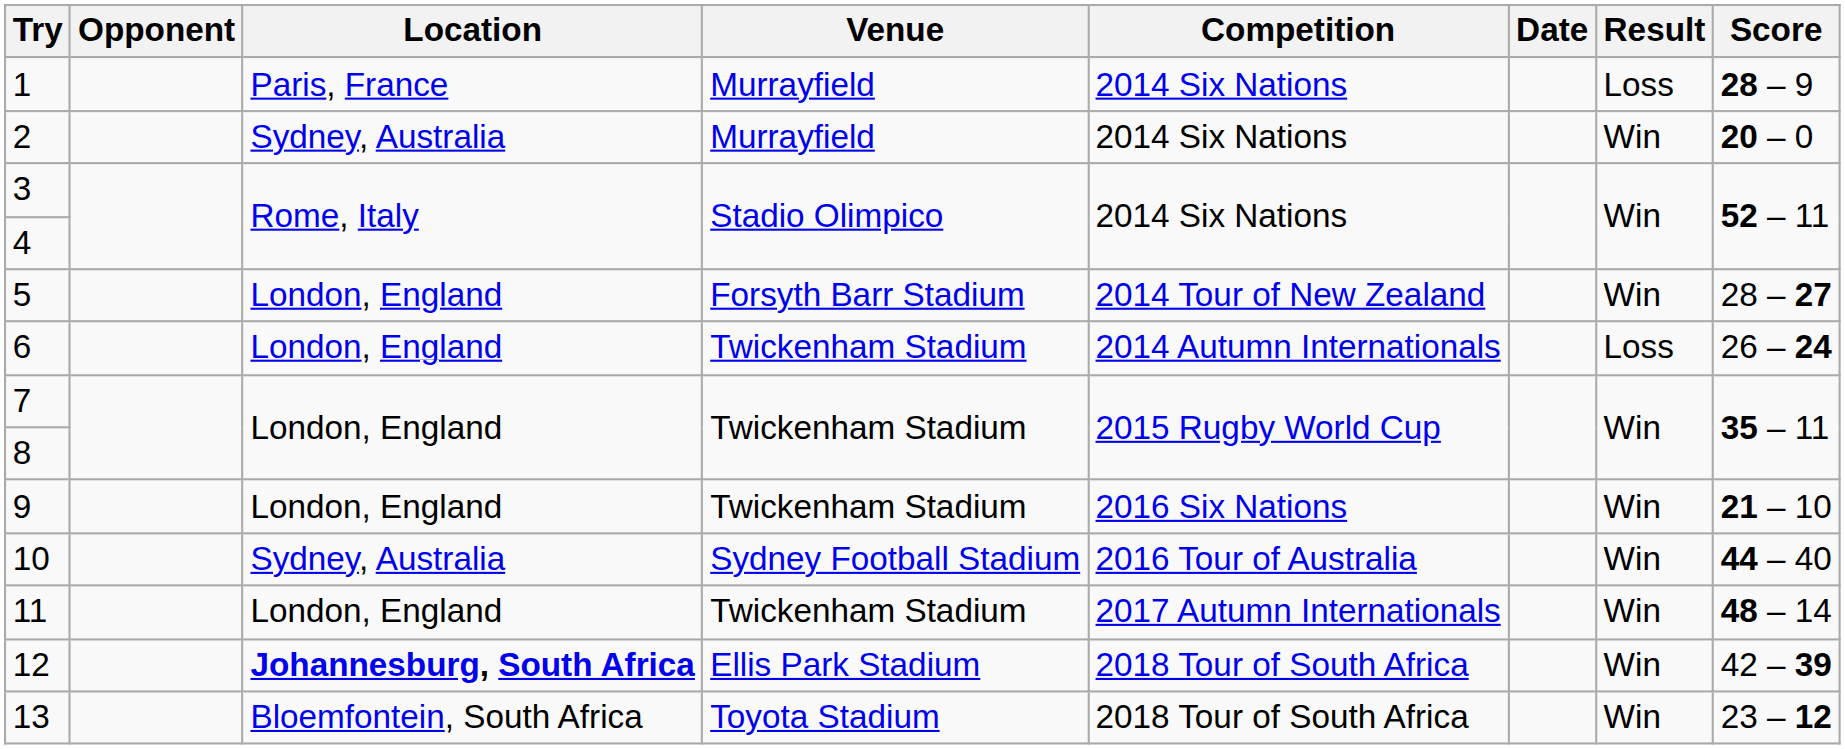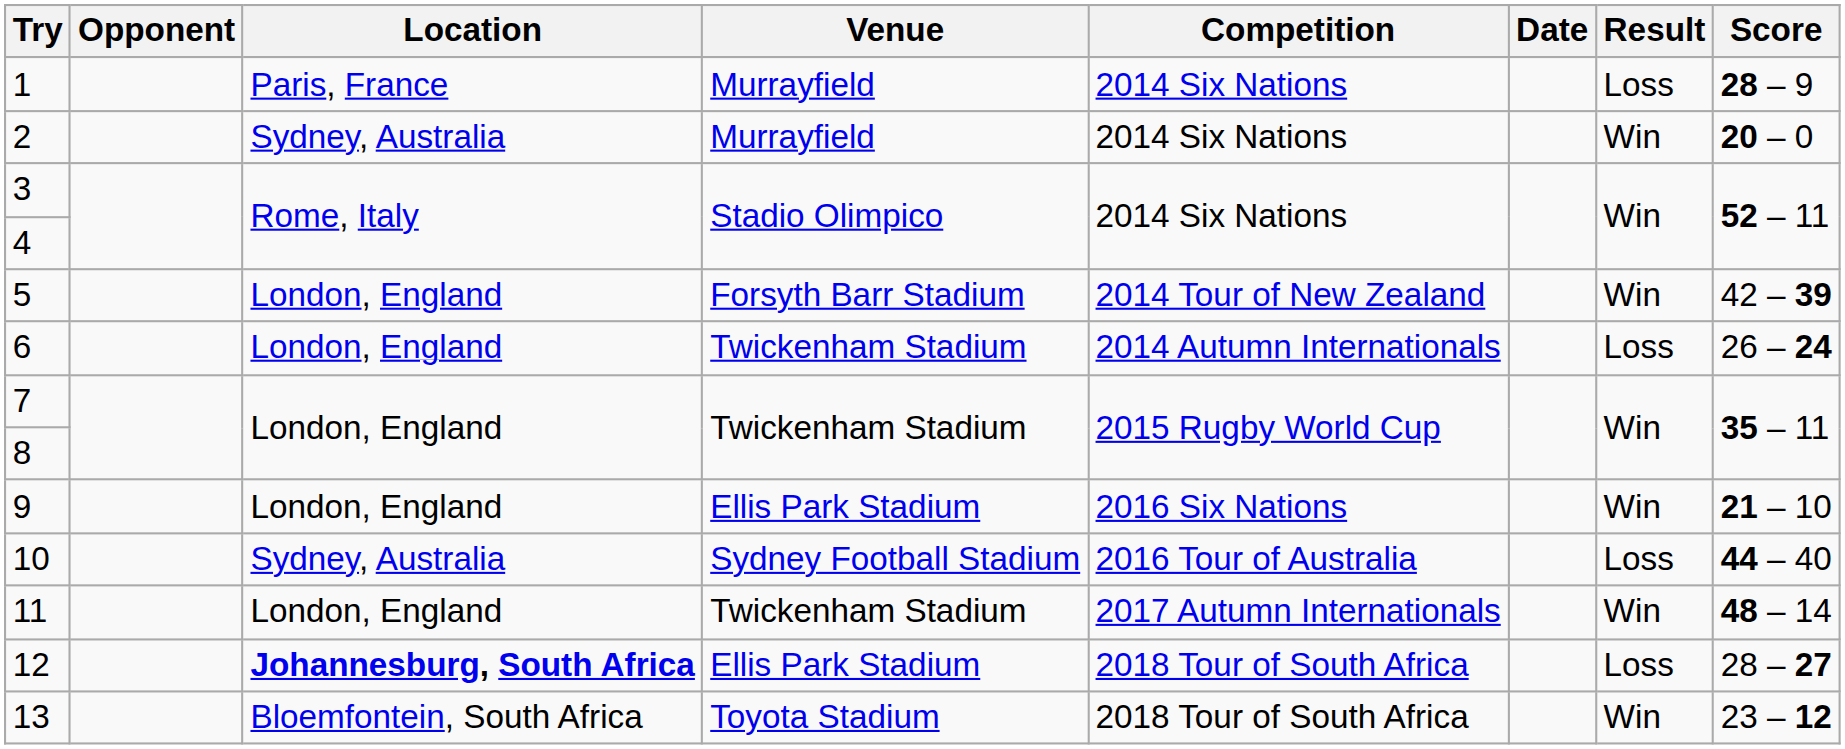(1776, 294) 28 – 27 -> (1776, 294) 42 – 39
(868, 505) Twickenham Stadium -> (845, 505) Ellis Park Stadium
(1632, 558) Win -> (1639, 558) Loss
(1632, 664) Win -> (1639, 664) Loss
(1776, 664) 42 – 39 -> (1776, 664) 28 – 27
